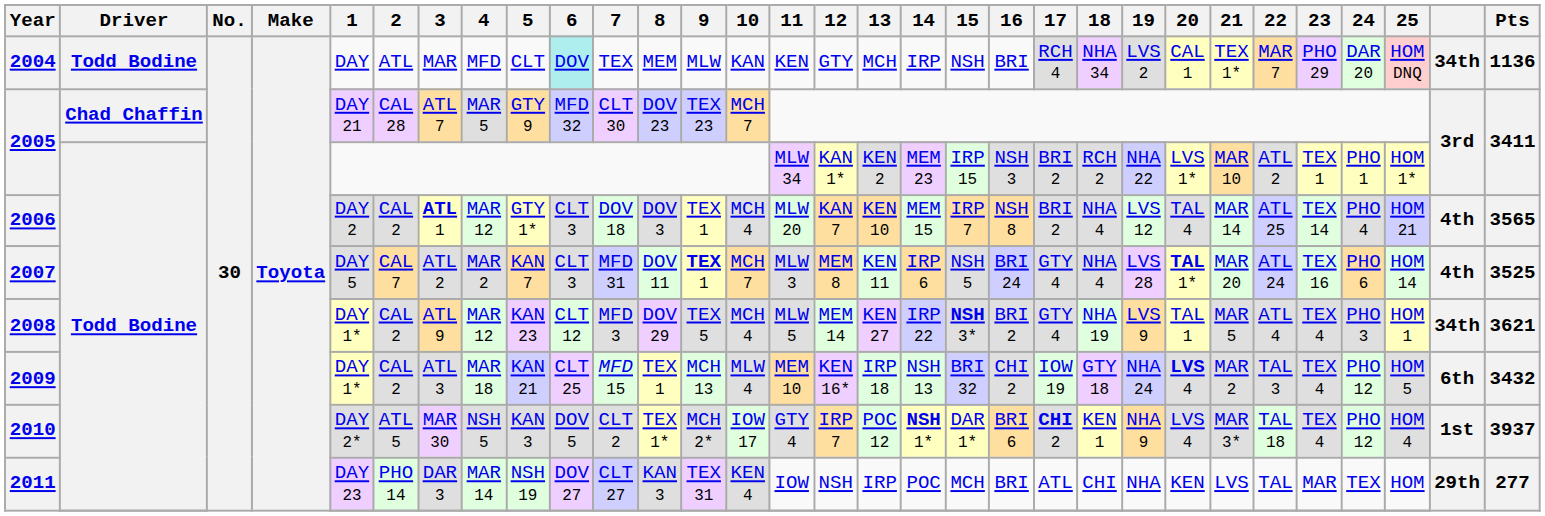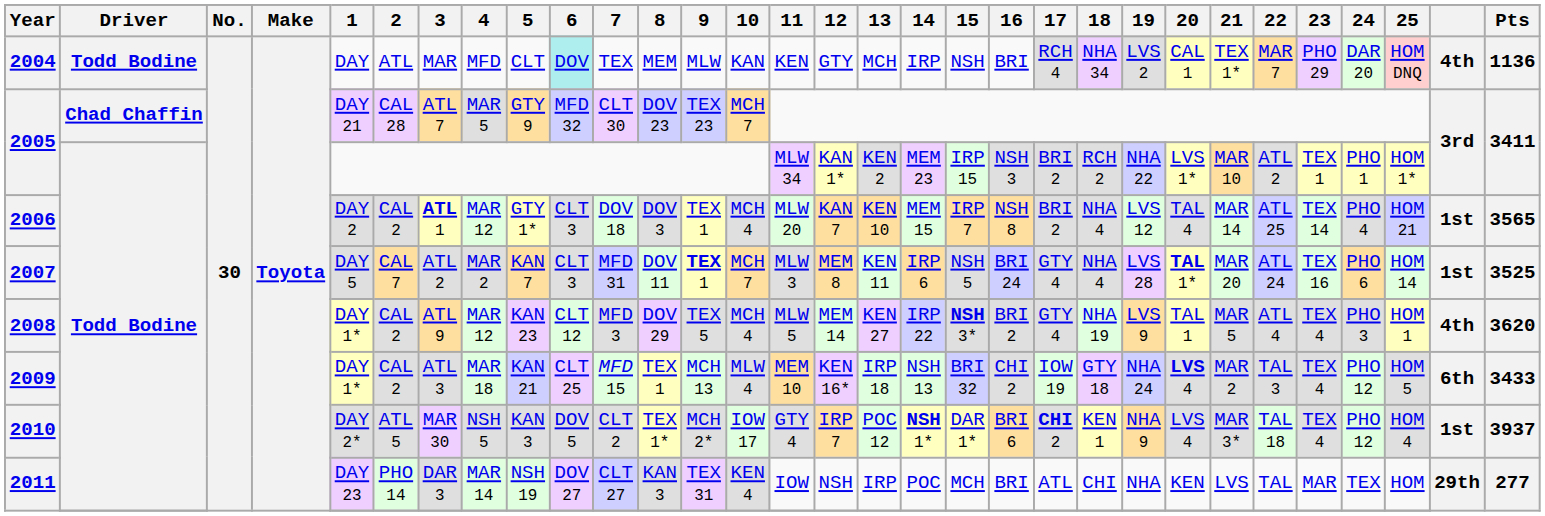(1457, 62) 34th -> (1457, 62) 4th
(1457, 220) 4th -> (1457, 220) 1st
(1457, 273) 4th -> (1457, 273) 1st
(1457, 326) 34th -> (1457, 326) 4th
(1513, 326) 3621 -> (1513, 326) 3620
(1513, 378) 3432 -> (1513, 378) 3433
